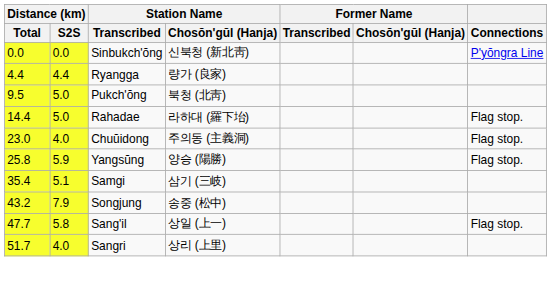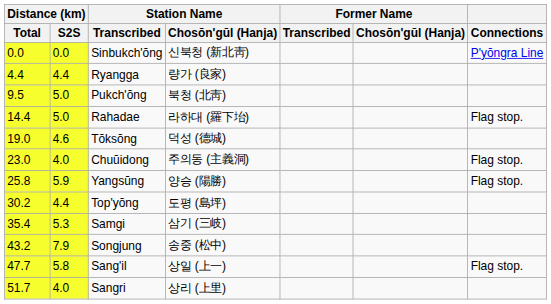+ row: (114, 139)
+ row: (115, 203)
(61, 181) 5.1 -> (61, 224) 5.3
